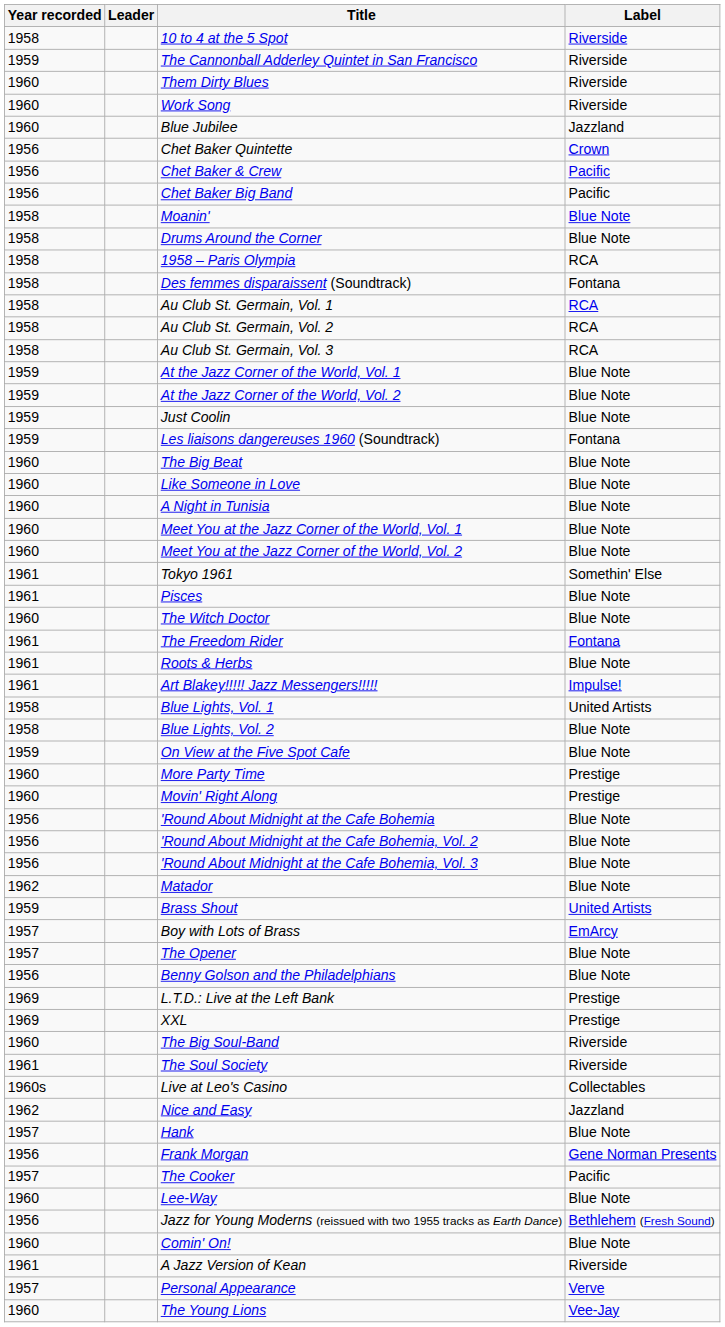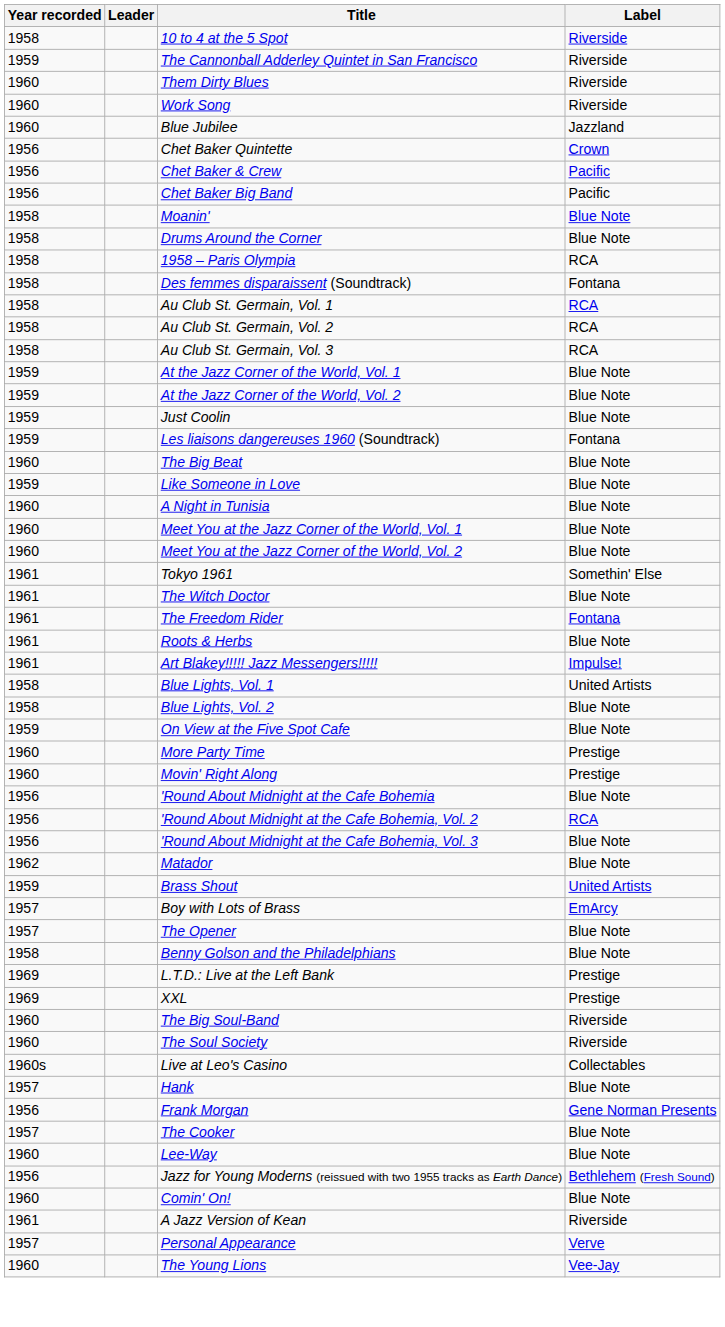(23, 484) 1960 -> (23, 484) 1959
- row: (181, 596)
(23, 618) 1960 -> (23, 596) 1961
(599, 841) Blue Note -> (583, 819) RCA
(23, 975) 1956 -> (23, 953) 1958
(23, 1065) 1961 -> (23, 1042) 1960
- row: (206, 1109)
(589, 1176) Pacific -> (599, 1132) Blue Note
